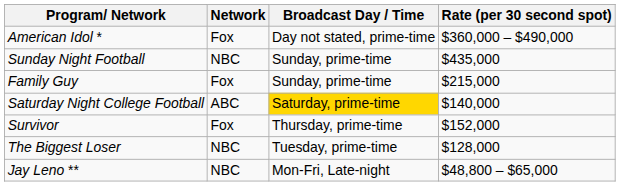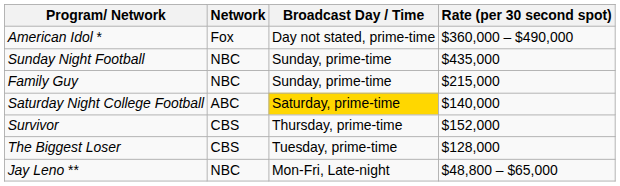(222, 81) Fox -> (225, 81) NBC
(222, 125) Fox -> (225, 125) CBS
(225, 147) NBC -> (225, 147) CBS
